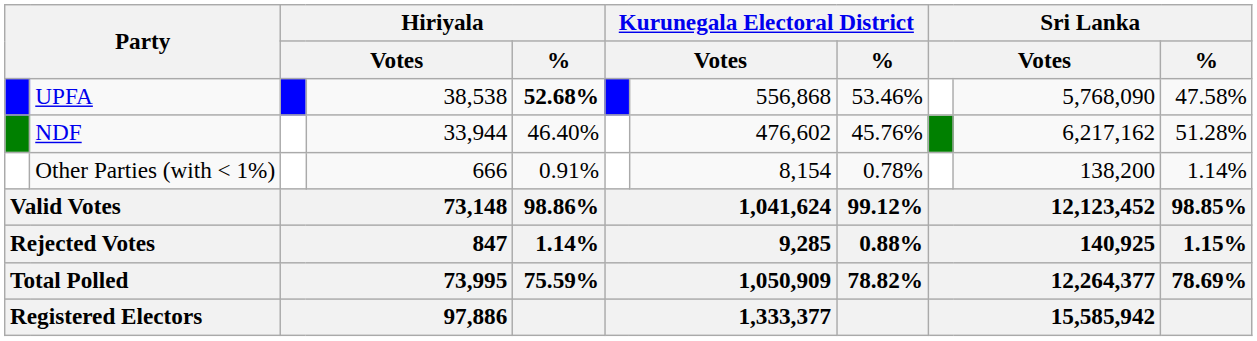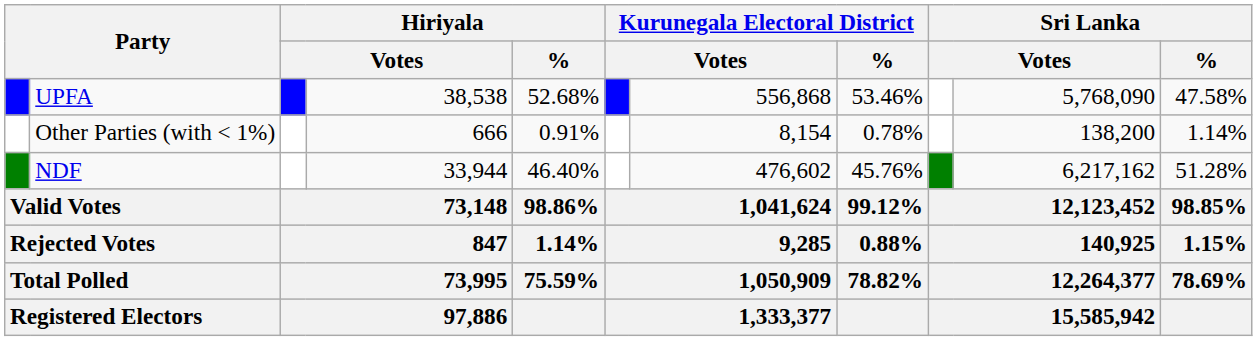(561, 96) bold -> (563, 96) normal
rows swapped: (58, 133) <-> (155, 170)
